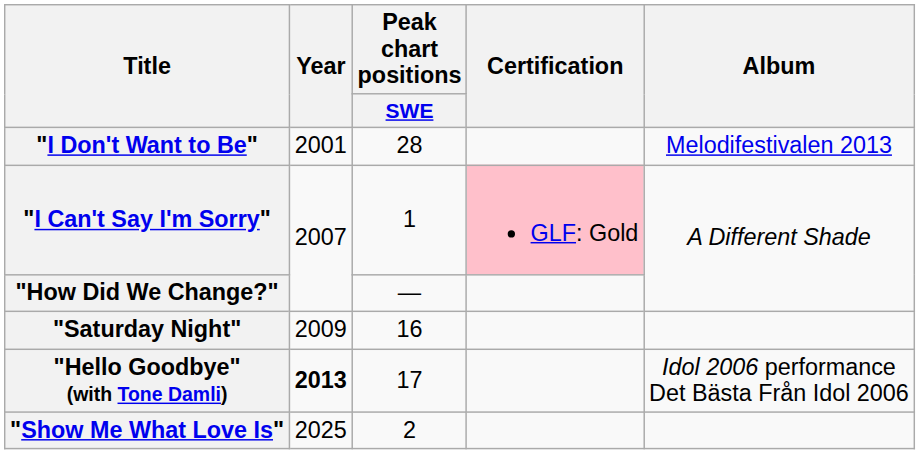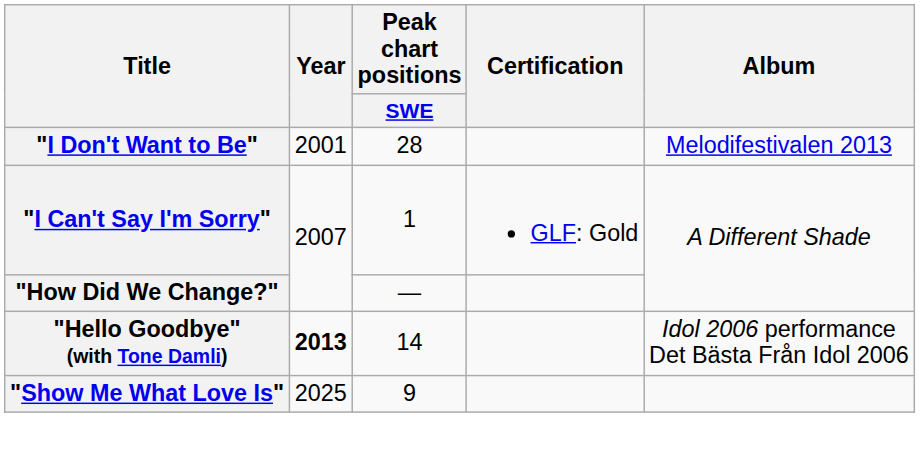(555, 233) pink background -> (555, 233) no background
- row: (147, 329)
(410, 380) 17 -> (410, 343) 14
(409, 430) 2 -> (409, 393) 9
